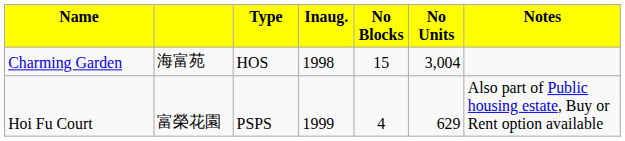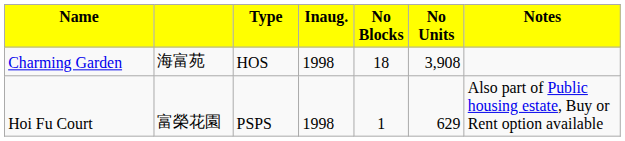(381, 62) 15 -> (381, 62) 18
(443, 62) 3,004 -> (443, 62) 3,908
(318, 123) 1999 -> (318, 123) 1998
(381, 123) 4 -> (381, 123) 1
